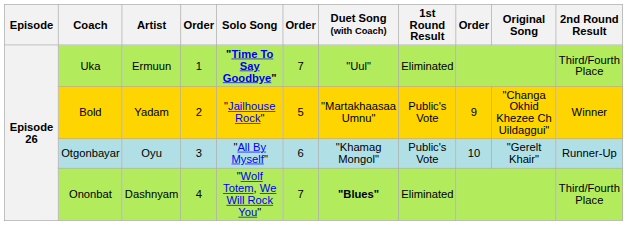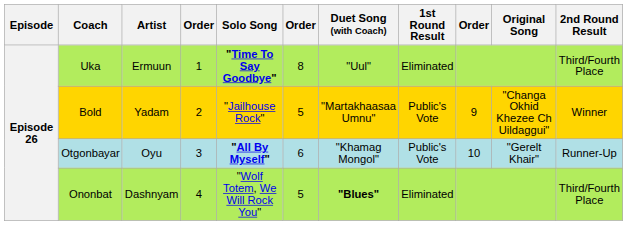(301, 66) 7 -> (301, 66) 8
(250, 153) normal -> (250, 153) bold
(301, 194) 7 -> (301, 194) 5
